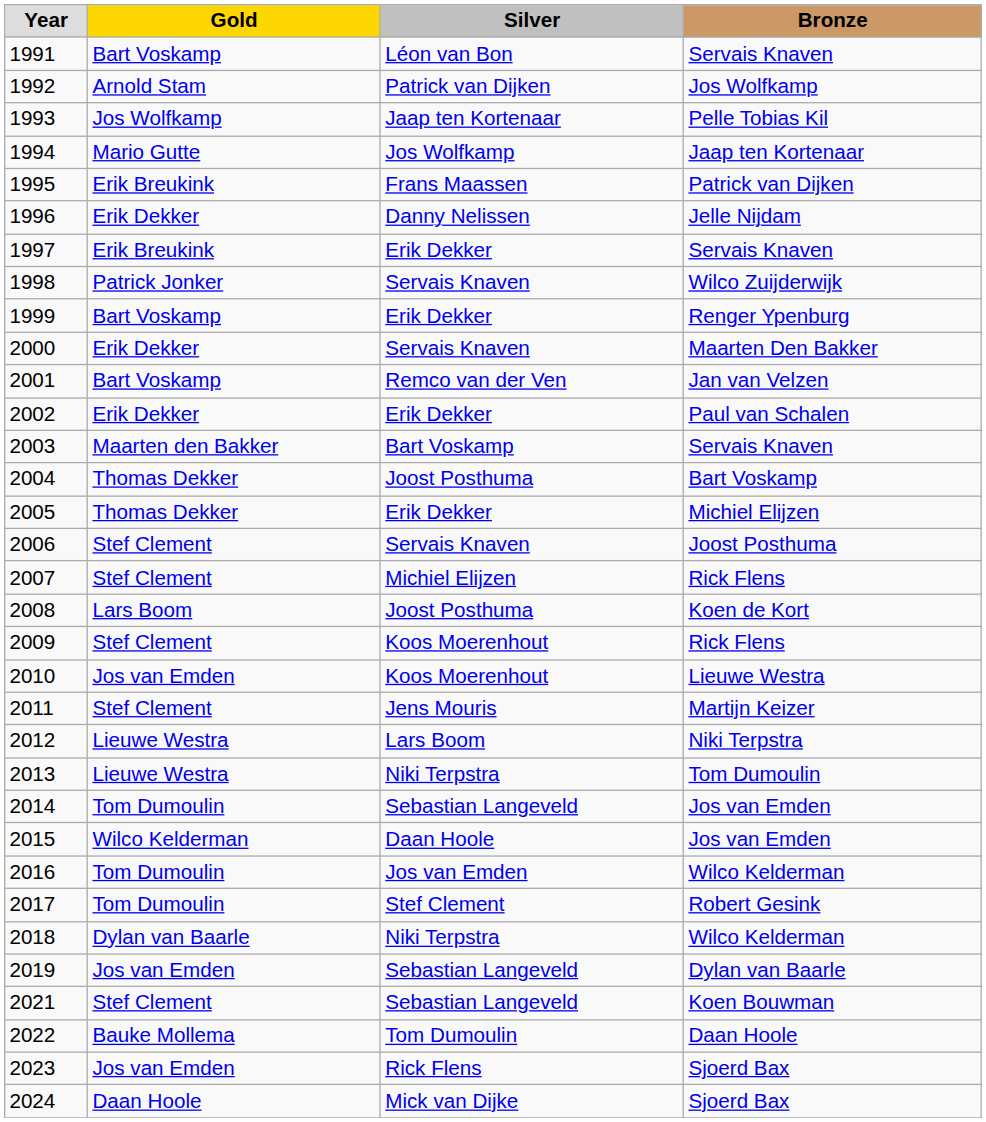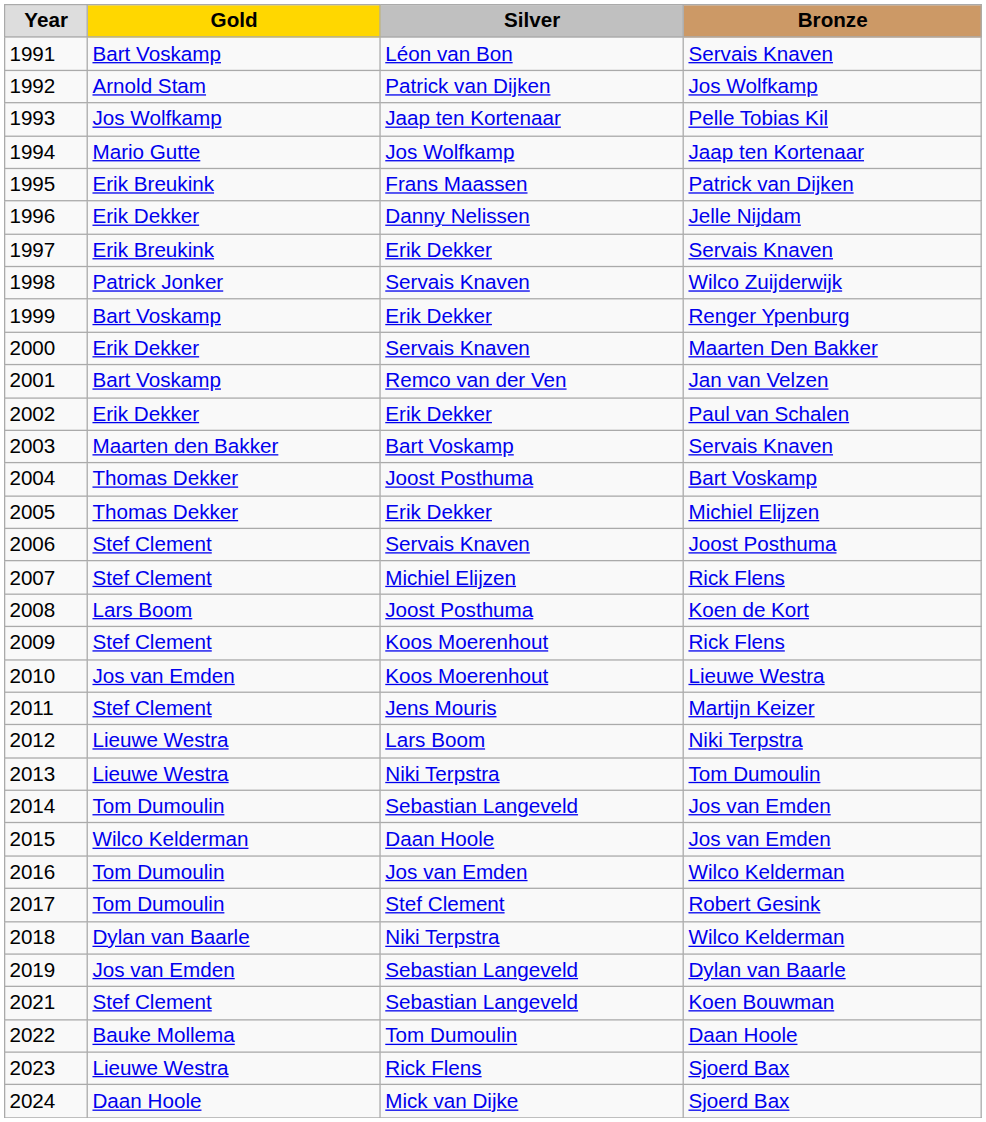(164, 1068) Jos van Emden -> (161, 1068) Lieuwe Westra
